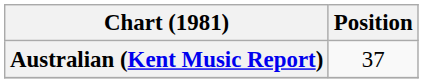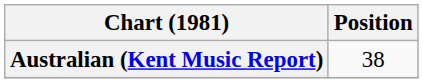(373, 58) 37 -> (373, 58) 38
